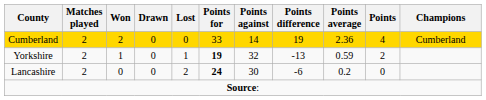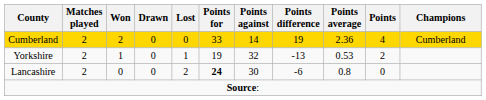(217, 55) bold -> (217, 55) normal
(344, 55) 0.59 -> (344, 55) 0.53
(344, 71) 0.2 -> (344, 71) 0.8
